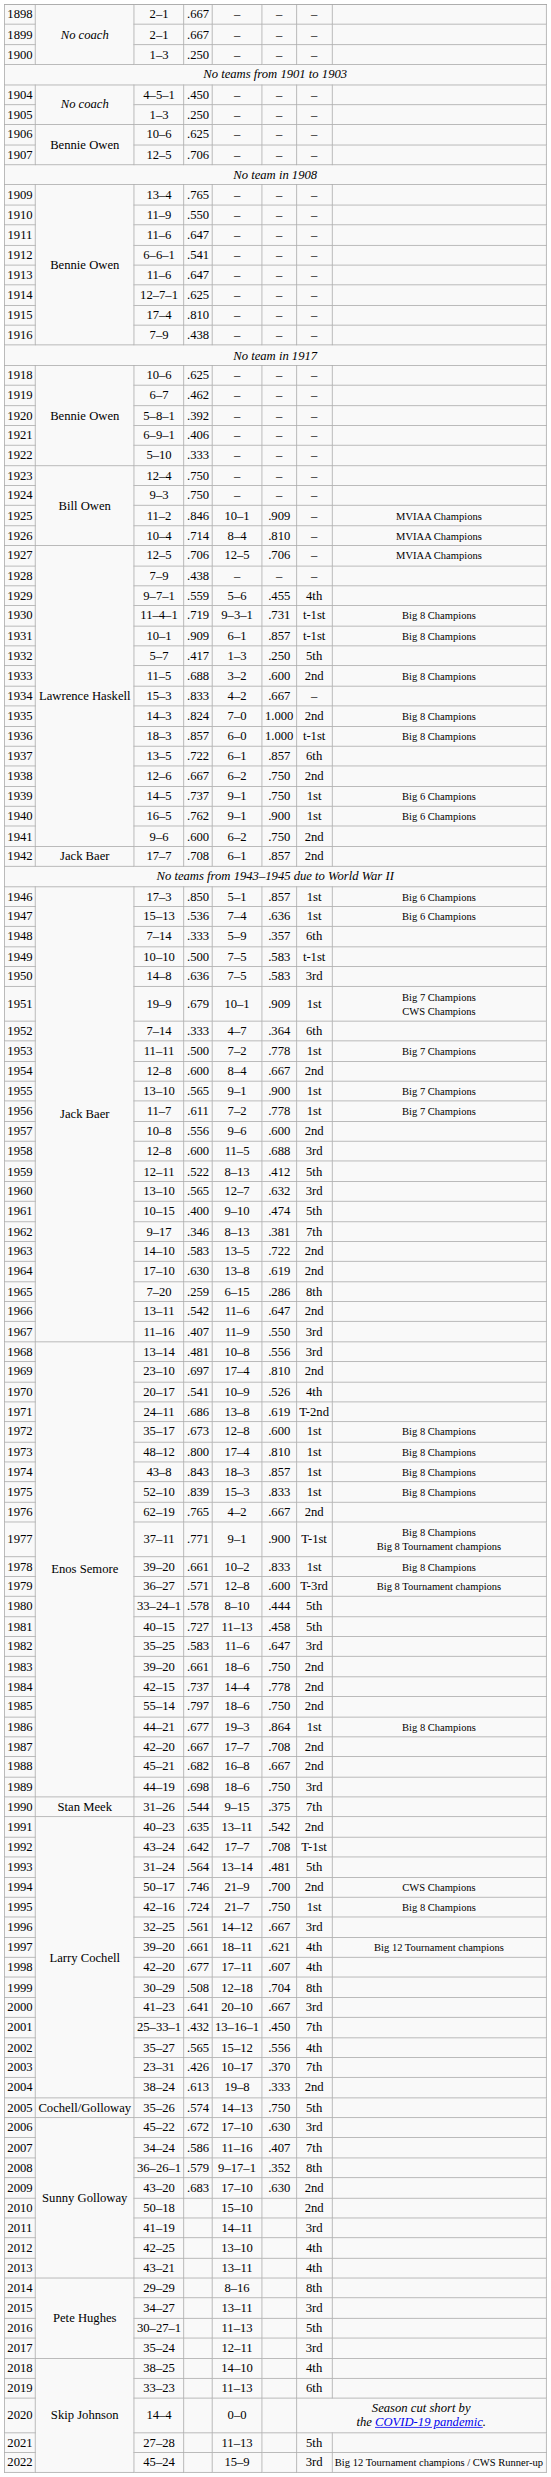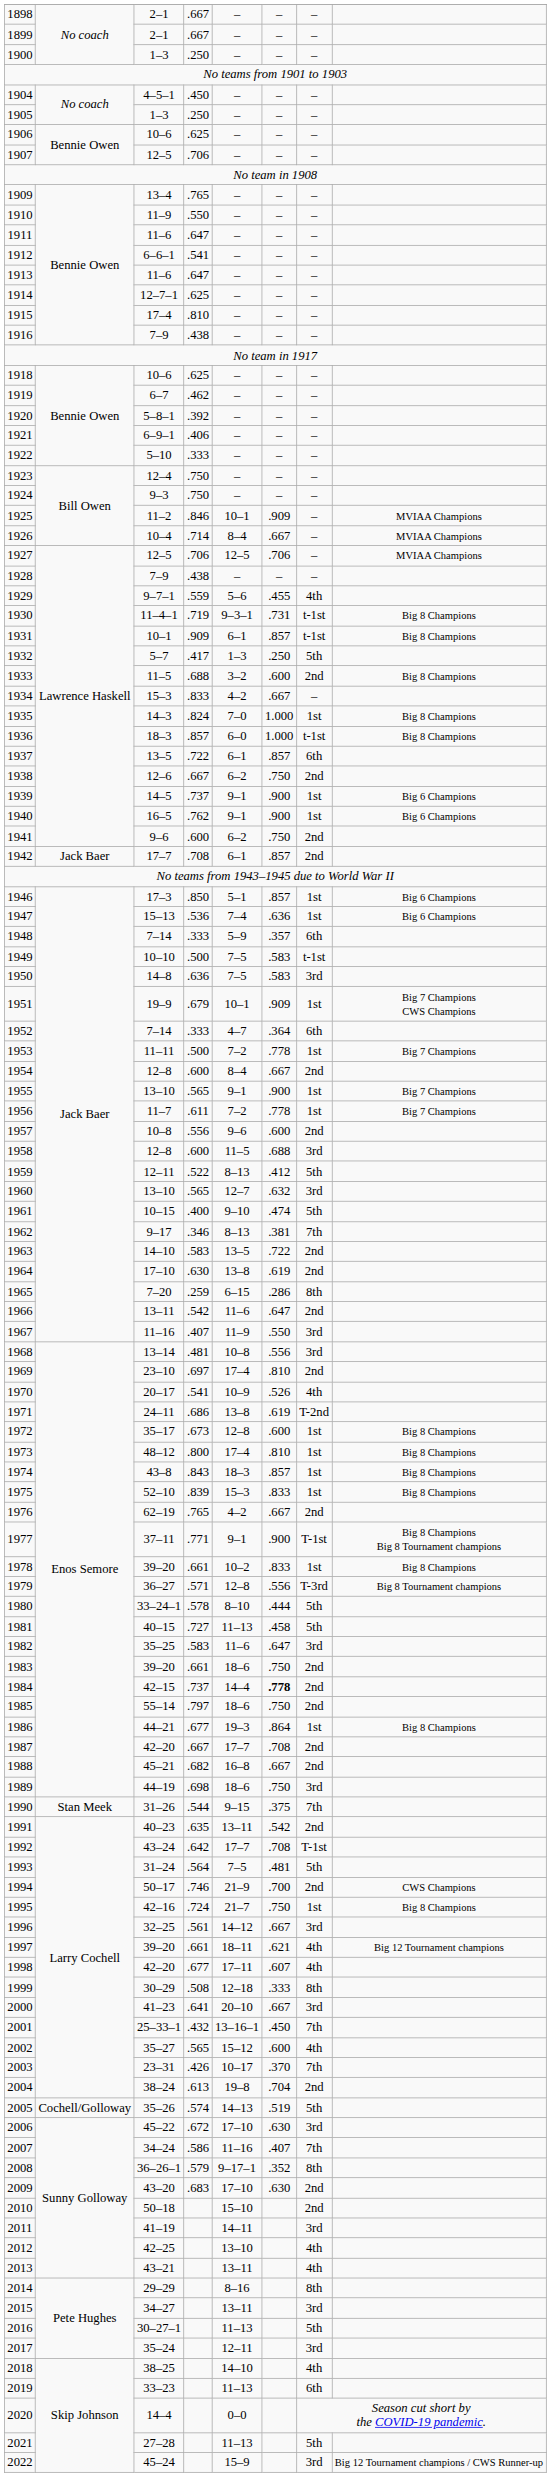(279, 535) .810 -> (279, 535) .667
(314, 716) 2nd -> (314, 716) 1st
(279, 796) .750 -> (279, 796) .900
(279, 1586) .600 -> (279, 1586) .556
(279, 1686) normal -> (279, 1686) bold
(237, 1867) 13–14 -> (237, 1867) 7–5
(279, 1987) .704 -> (279, 1987) .333
(279, 2047) .556 -> (279, 2047) .600
(279, 2087) .333 -> (279, 2087) .704
(279, 2107) .750 -> (279, 2107) .519
